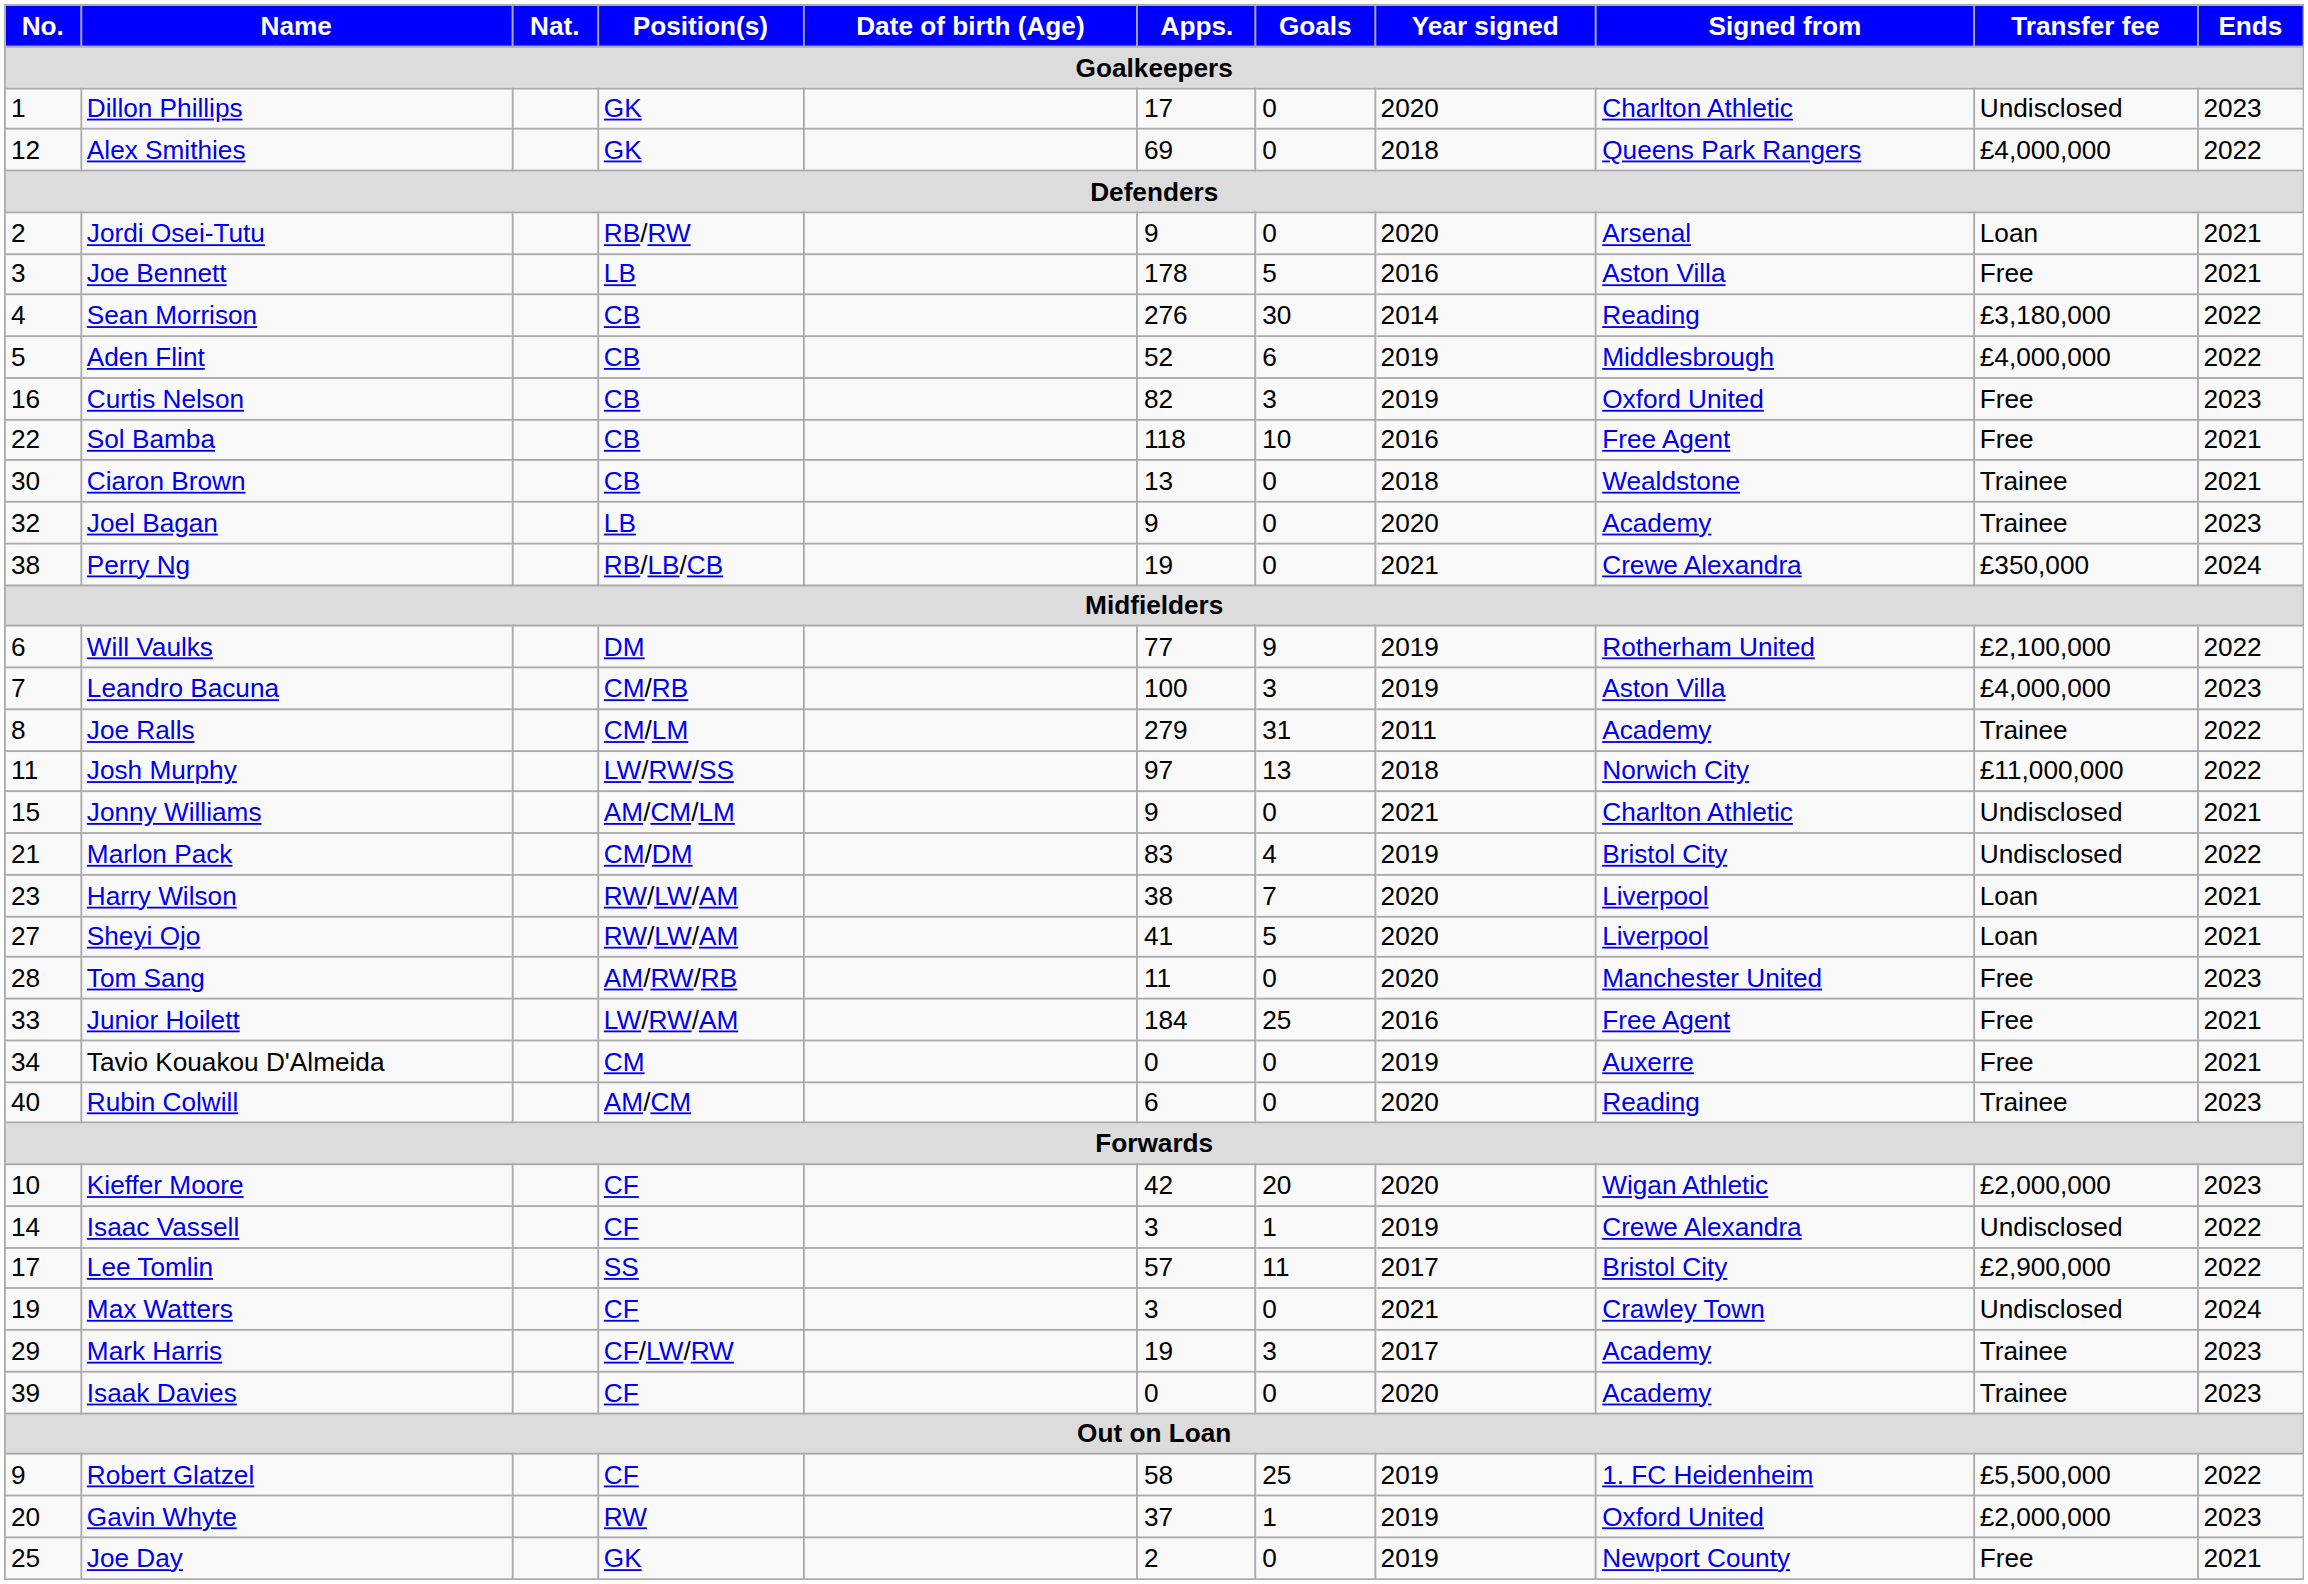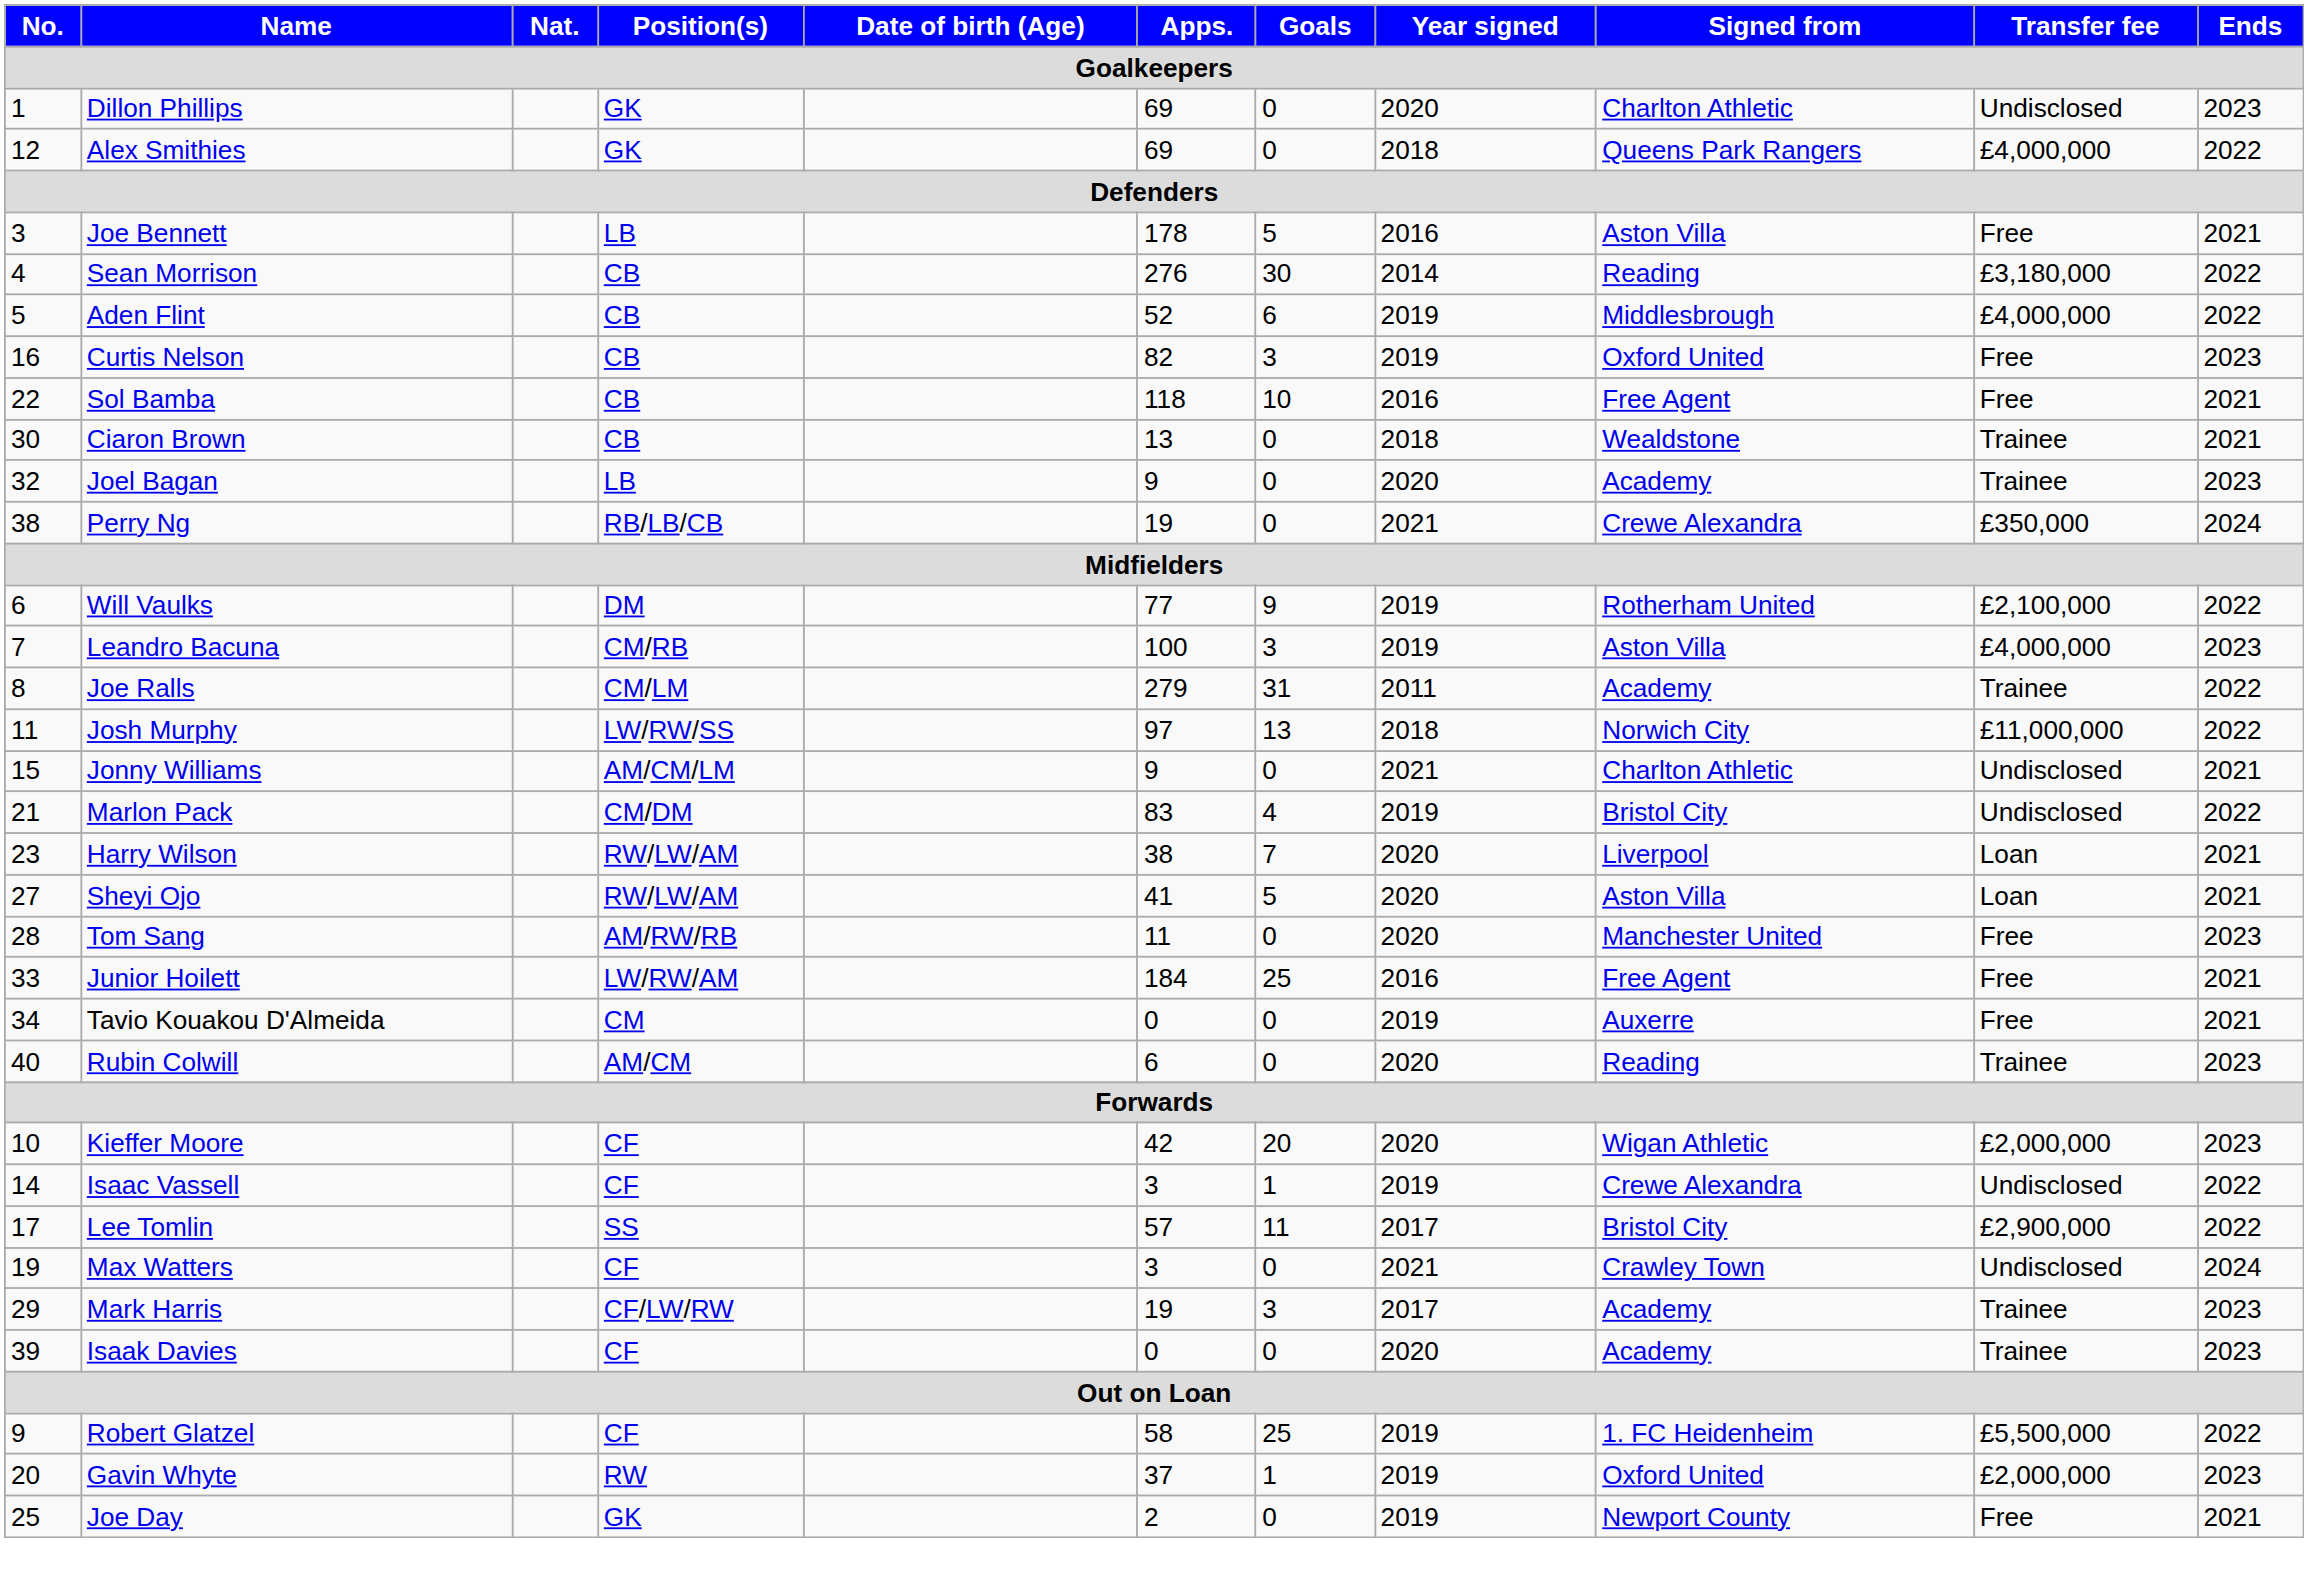(1159, 109) 17 -> (1159, 109) 69
- row: (176, 233)
(1655, 937) Liverpool -> (1664, 896) Aston Villa
